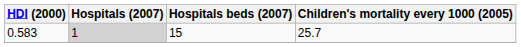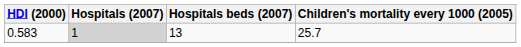(176, 33) 15 -> (176, 33) 13
